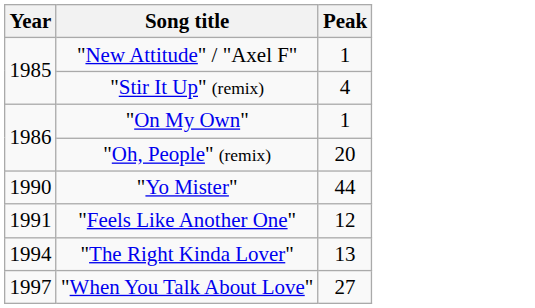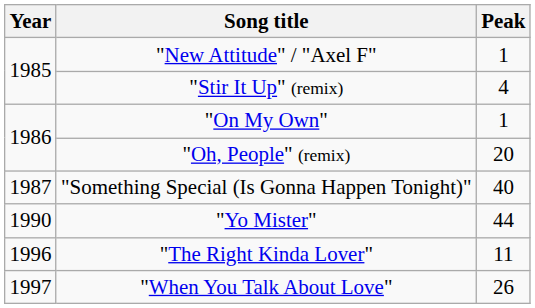+ row: (266, 187)
- row: (187, 220)
(30, 253) 1994 -> (30, 253) 1996
(345, 253) 13 -> (503, 253) 11
(345, 287) 27 -> (503, 287) 26
